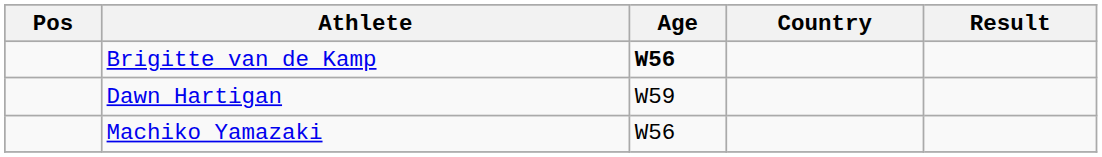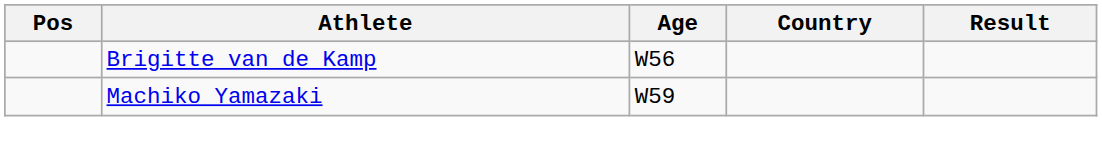(655, 60) bold -> (655, 60) normal
- row: (194, 97)
(655, 133) W56 -> (655, 97) W59
